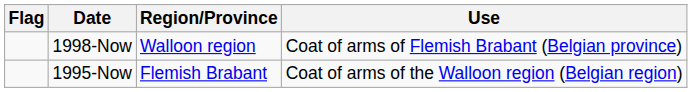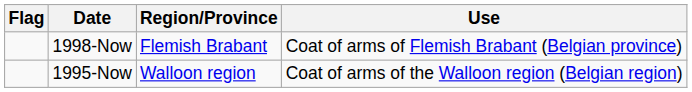(198, 45) Walloon region -> (203, 45) Flemish Brabant
(203, 73) Flemish Brabant -> (198, 73) Walloon region
